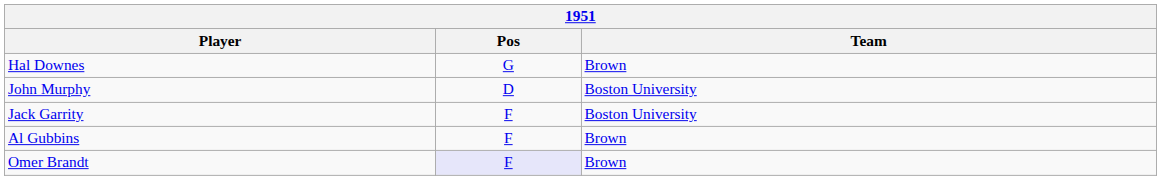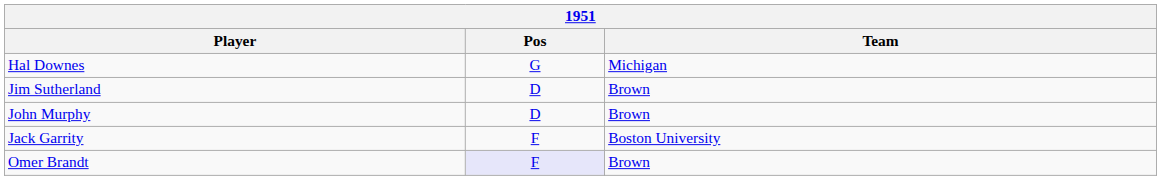(605, 65) Brown -> (638, 65) Michigan
+ row: (54, 89)
(641, 89) Boston University -> (629, 114) Brown
- row: (44, 138)
